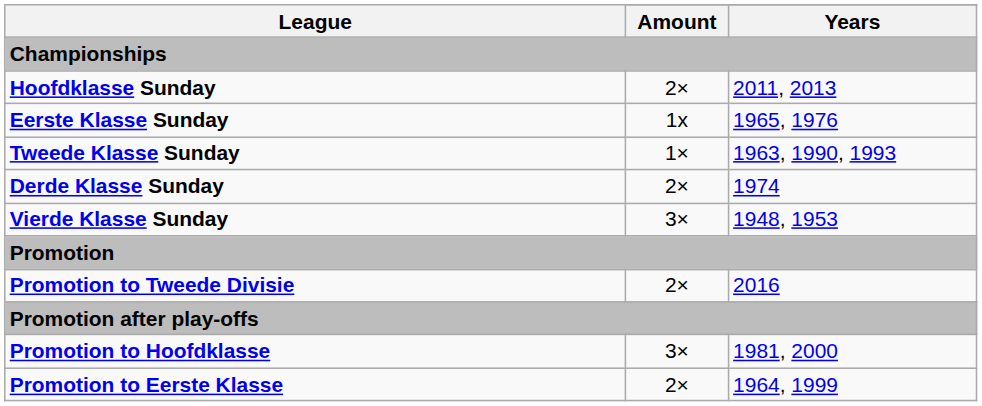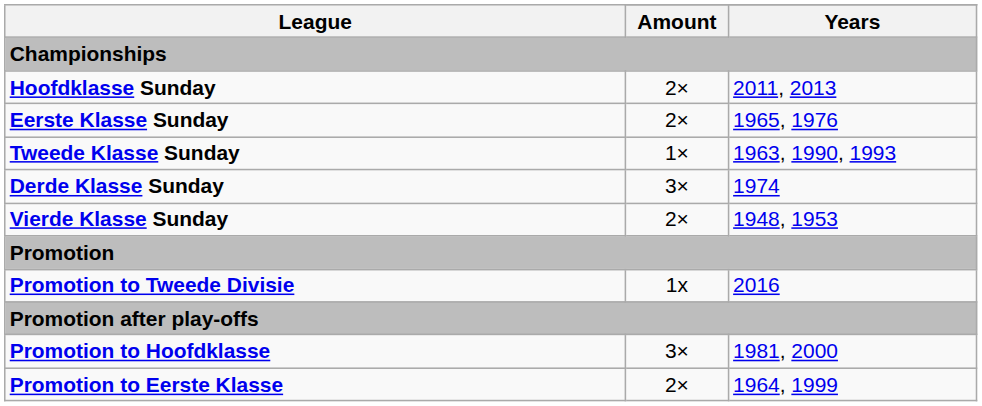(677, 120) 1x -> (677, 120) 2×
(677, 186) 2× -> (677, 186) 3×
(677, 219) 3× -> (677, 219) 2×
(677, 285) 2× -> (677, 285) 1x
